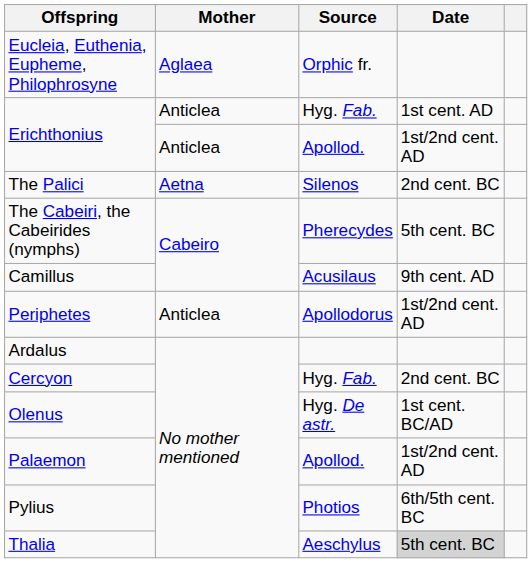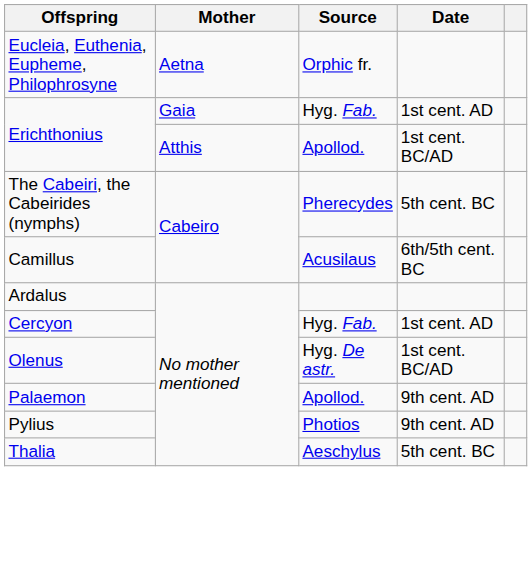(186, 64) Aglaea -> (181, 64) Aetna
(189, 110) Anticlea -> (177, 110) Gaia
(189, 147) Anticlea -> (180, 147) Atthis
(450, 147) 1st/2nd cent. AD -> (433, 147) 1st cent. BC/AD
- row: (46, 184)
(447, 277) 9th cent. AD -> (448, 259) 6th/5th cent. BC
- row: (49, 314)
(450, 377) 2nd cent. BC -> (447, 323) 1st cent. AD
(450, 461) 1st/2nd cent. AD -> (447, 397) 9th cent. AD
(448, 507) 6th/5th cent. BC -> (447, 424) 9th cent. AD
(448, 544) lightgrey background -> (448, 451) no background
